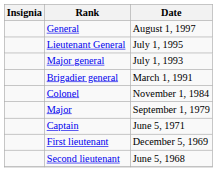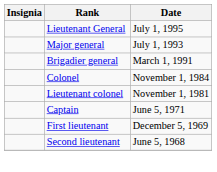- row: (63, 28)
+ row: (85, 93)
- row: (59, 110)
